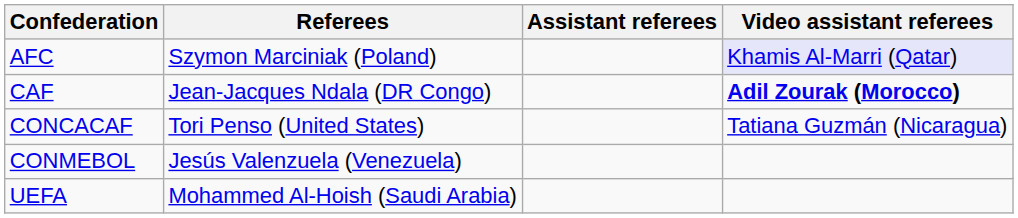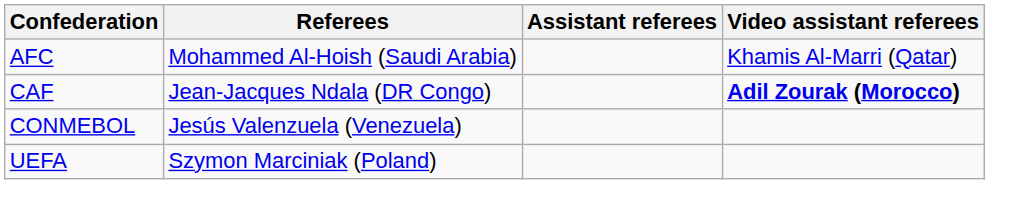(302, 56) Szymon Marciniak (Poland) -> (343, 56) Mohammed Al-Hoish (Saudi Arabia)
(842, 56) lavender background -> (842, 56) no background
- row: (71, 126)
(343, 195) Mohammed Al-Hoish (Saudi Arabia) -> (302, 160) Szymon Marciniak (Poland)
